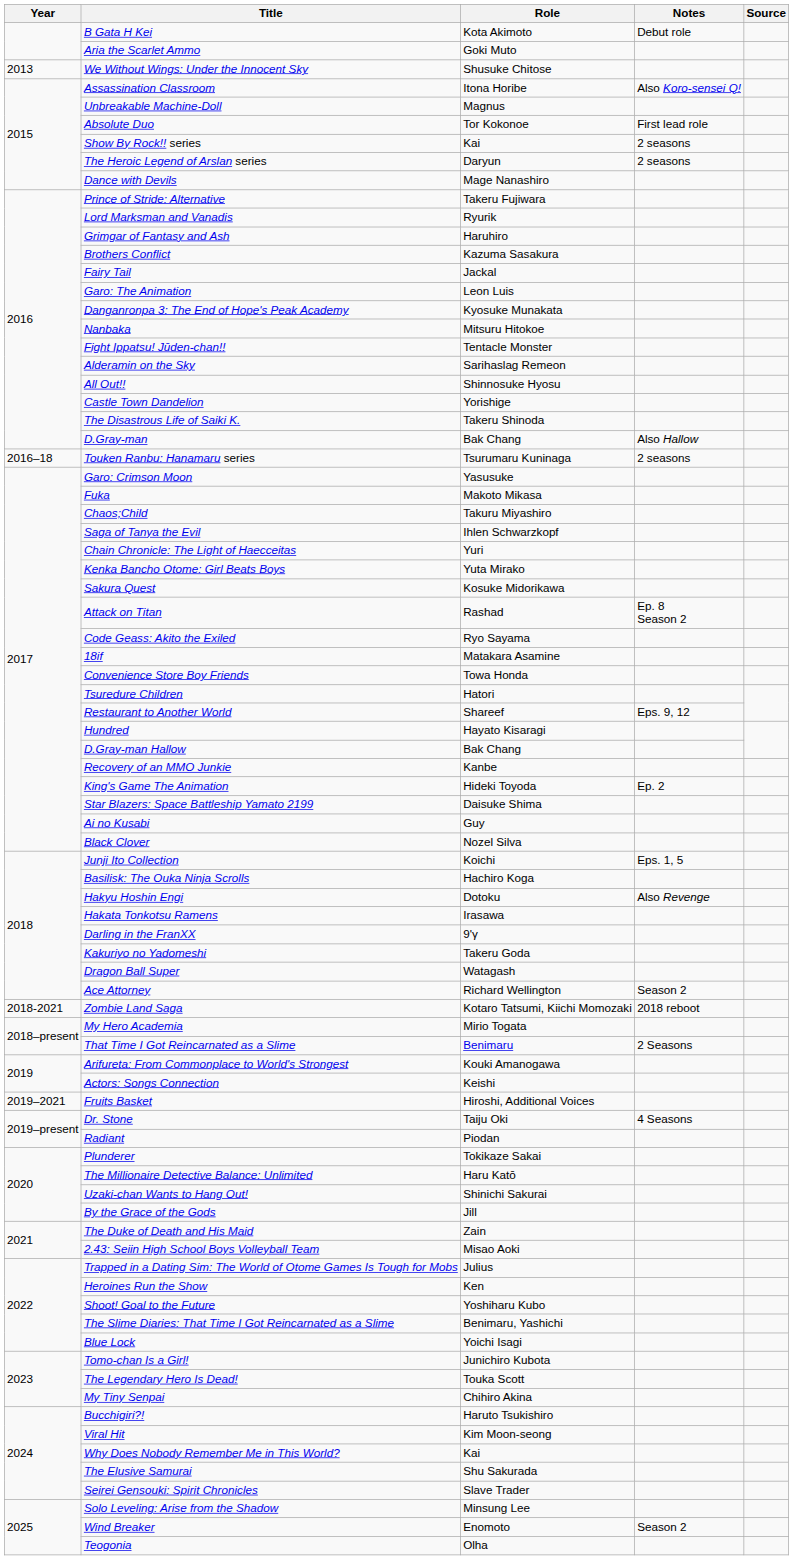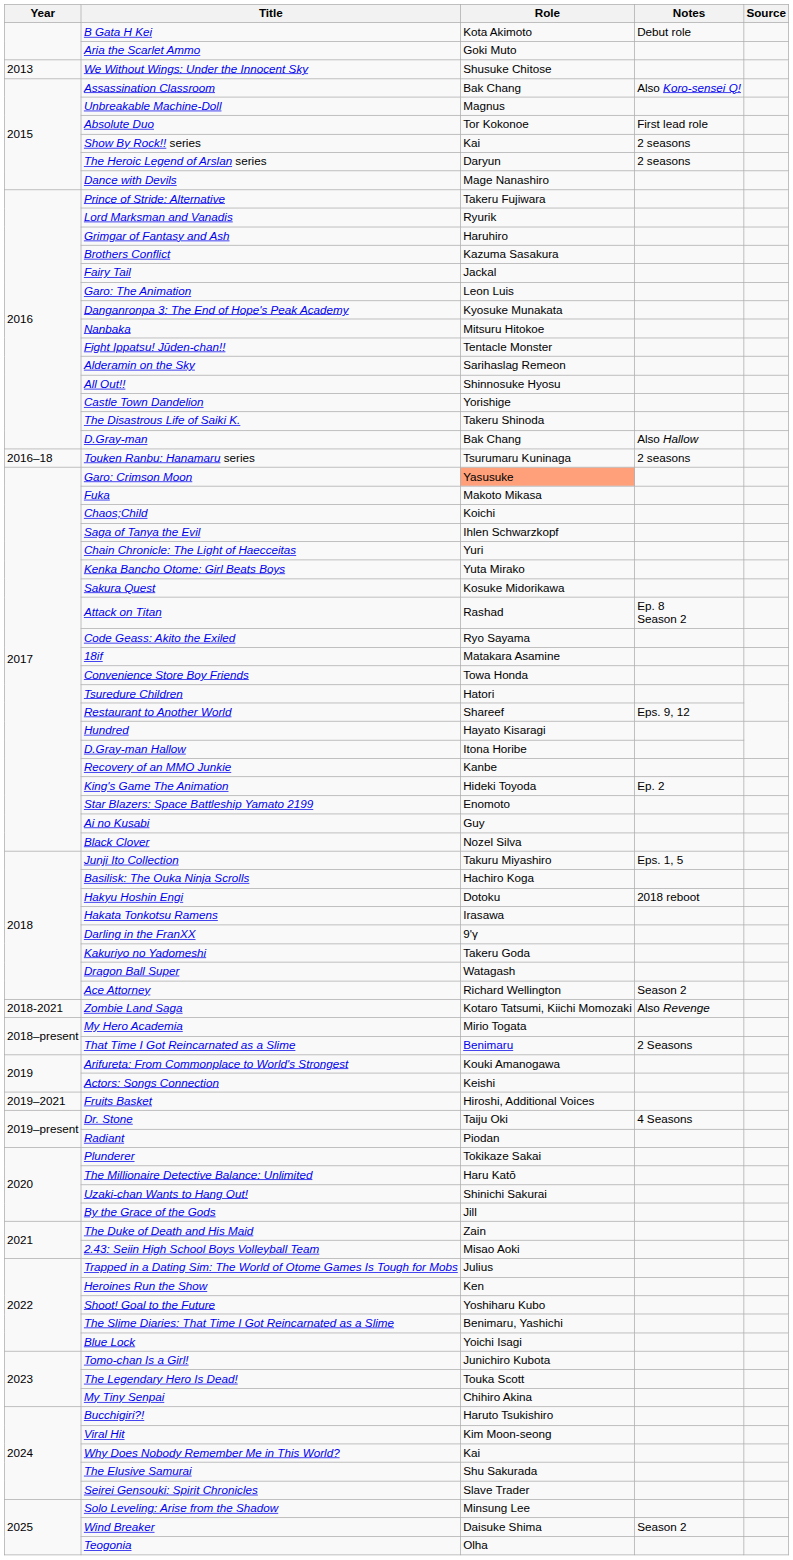(495, 87) Itona Horibe -> (492, 87) Bak Chang
(488, 476) no background -> (488, 476) lightsalmon background
(507, 513) Takuru Miyashiro -> (479, 513) Koichi
(492, 749) Bak Chang -> (495, 749) Itona Horibe
(502, 804) Daisuke Shima -> (487, 804) Enomoto
(479, 860) Koichi -> (507, 860) Takuru Miyashiro
(673, 897) Also Revenge -> (668, 897) 2018 reboot
(668, 1008) 2018 reboot -> (673, 1008) Also Revenge
(487, 1527) Enomoto -> (502, 1527) Daisuke Shima
